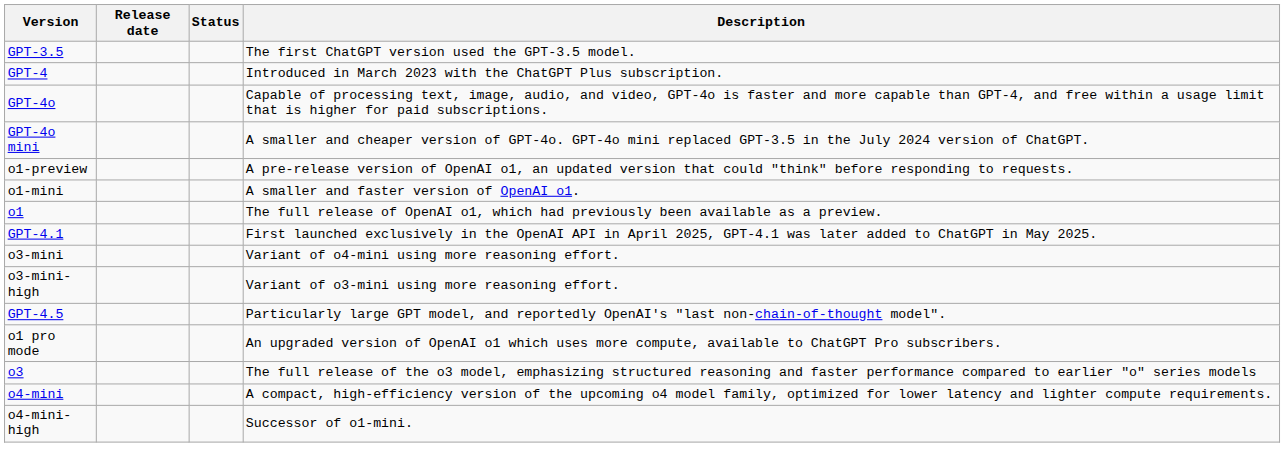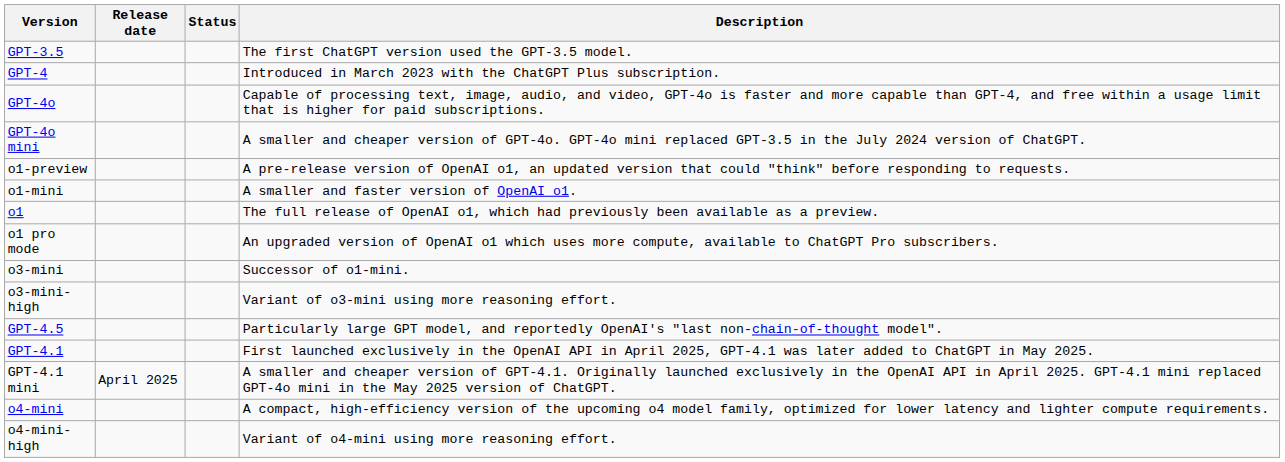rows swapped: (32, 344) <-> (36, 234)
(433, 256) Variant of o4-mini using more reasoning effort. -> (326, 271) Successor of o1-mini.
+ row: (36, 380)
- row: (16, 373)
(329, 424) Successor of o1-mini. -> (430, 439) Variant of o4-mini using more reasoning effort.
